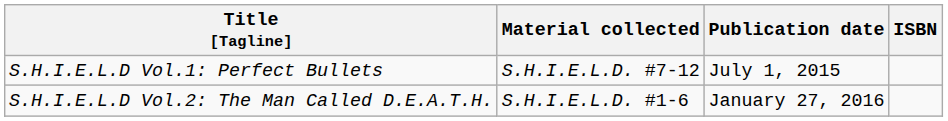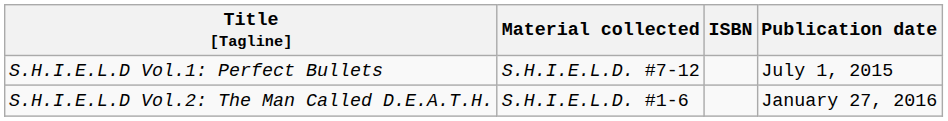columns swapped: (797, 30) <-> (915, 30)
